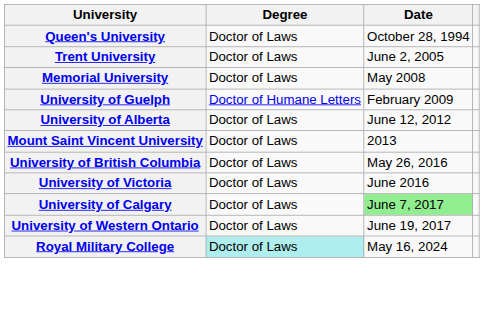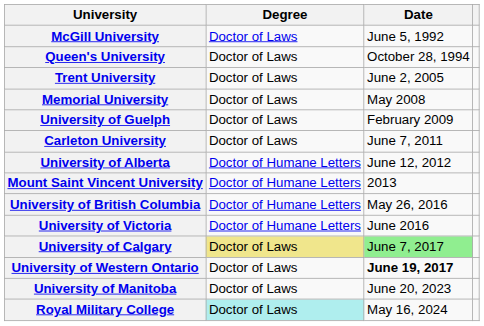+ row: (105, 36)
(285, 99) Doctor of Humane Letters -> (253, 120) Doctor of Laws
+ row: (105, 141)
(253, 120) Doctor of Laws -> (285, 162) Doctor of Humane Letters
(253, 141) Doctor of Laws -> (285, 183) Doctor of Humane Letters
(253, 162) Doctor of Laws -> (285, 204) Doctor of Humane Letters
(253, 183) Doctor of Laws -> (285, 225) Doctor of Humane Letters
(253, 204) no background -> (253, 246) khaki background
(409, 225) normal -> (410, 267) bold
+ row: (105, 288)
